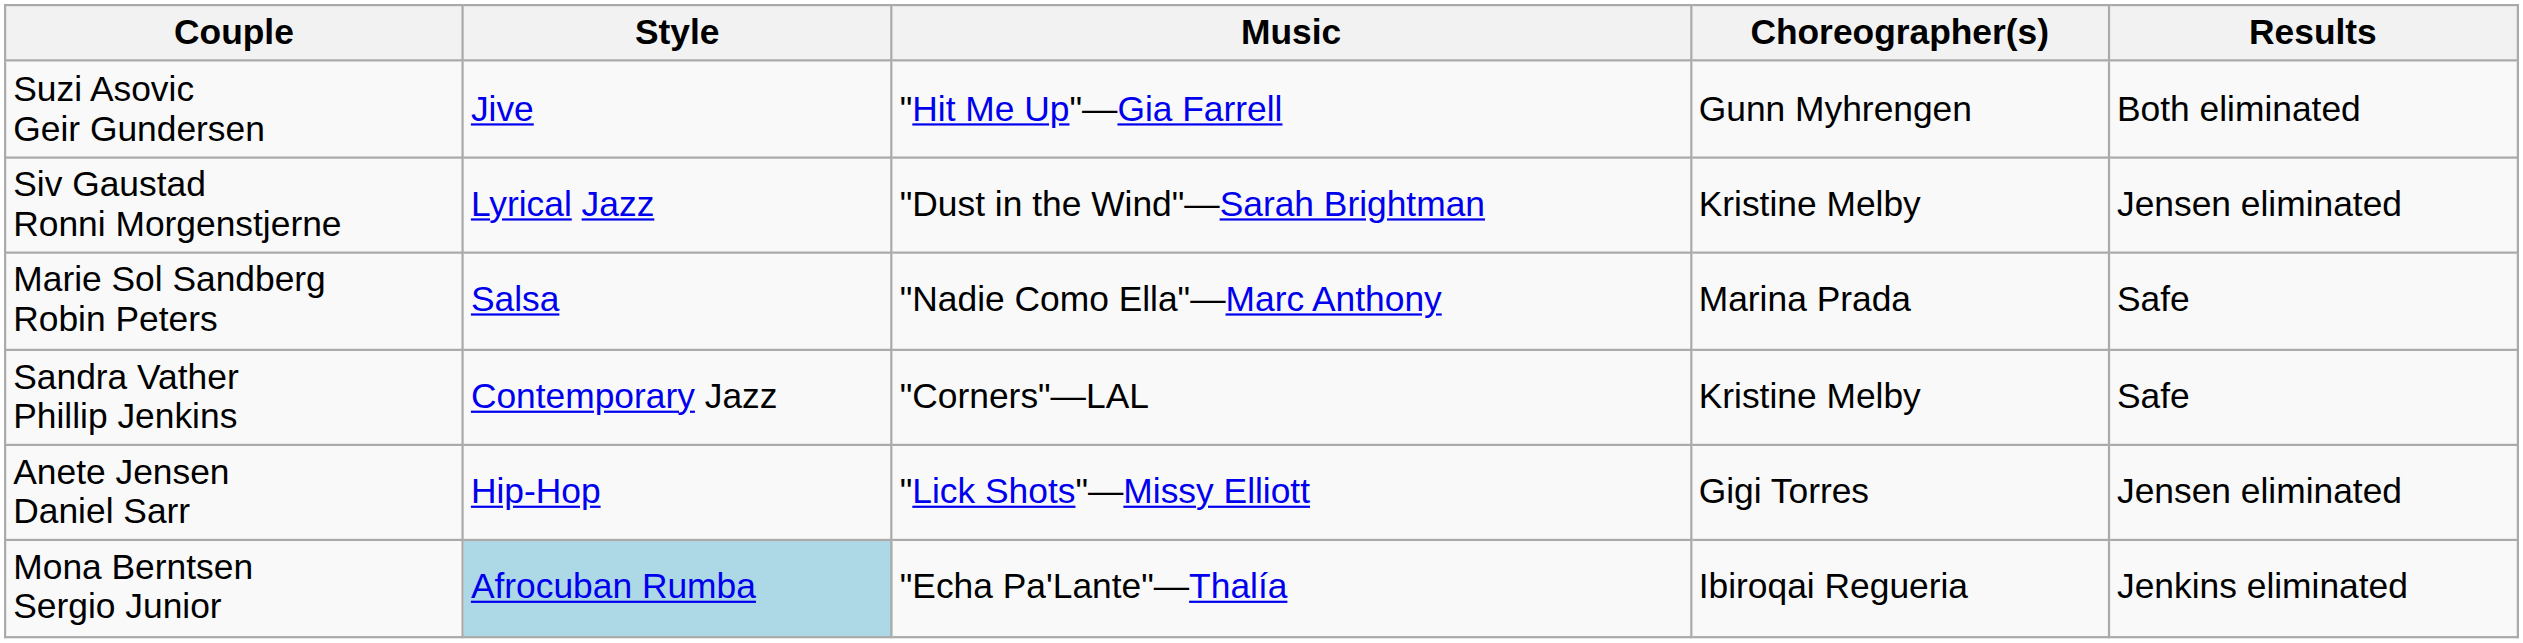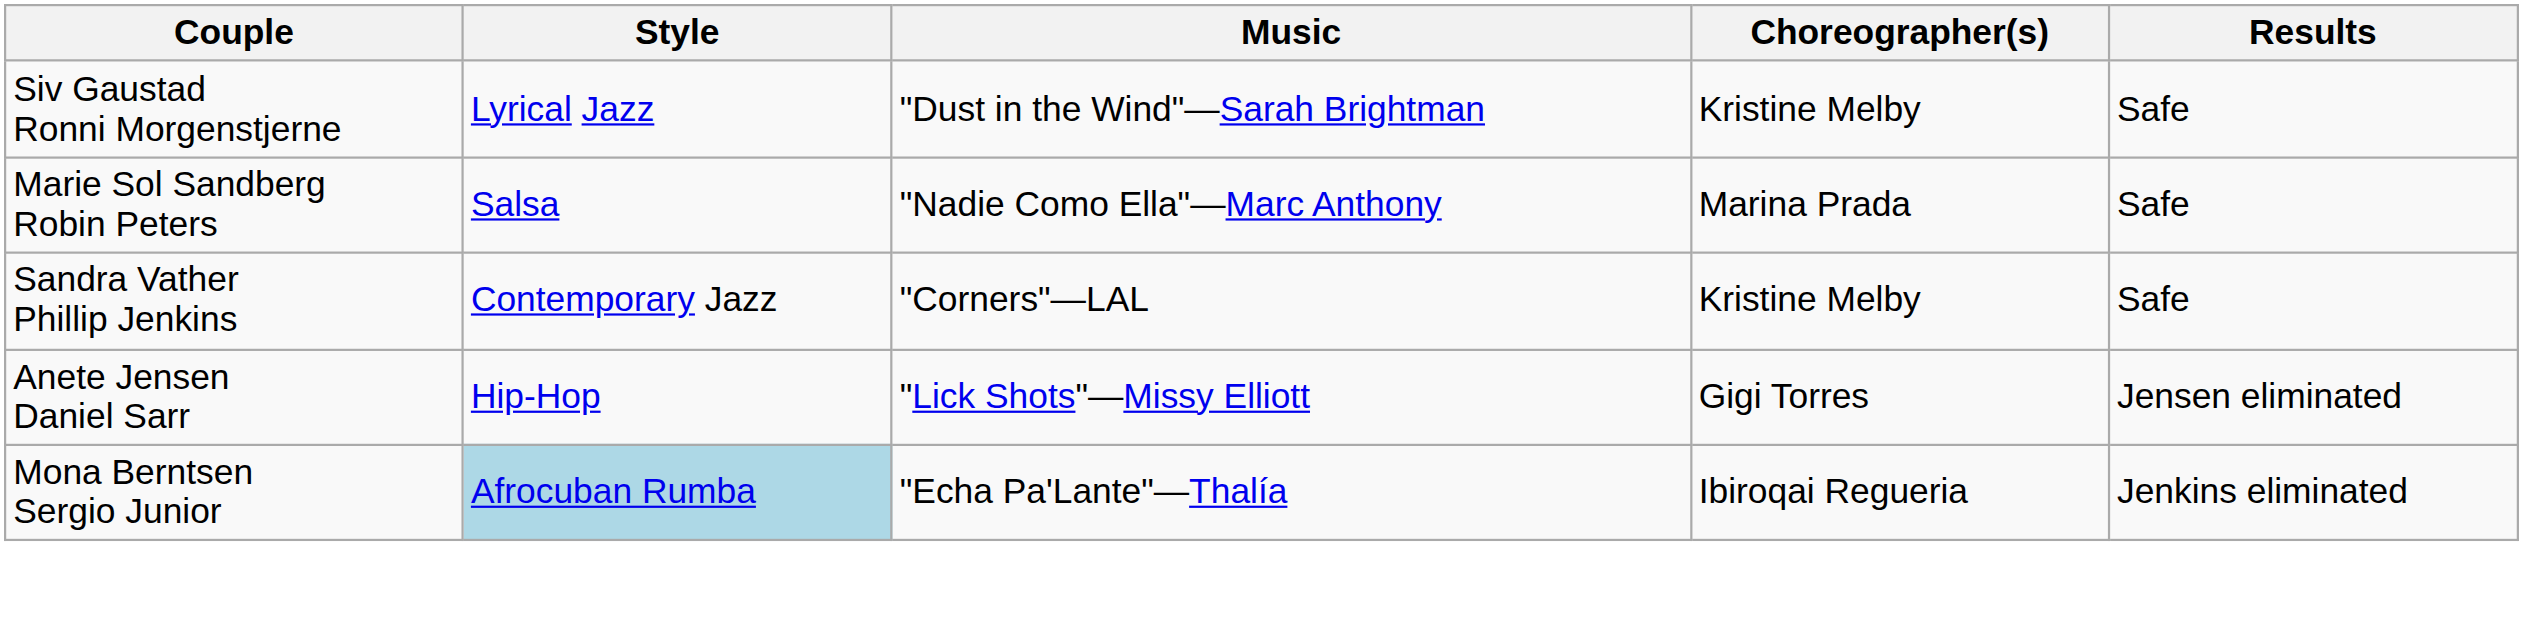- row: (139, 108)
(2260, 204) Jensen eliminated -> (2153, 108) Safe
